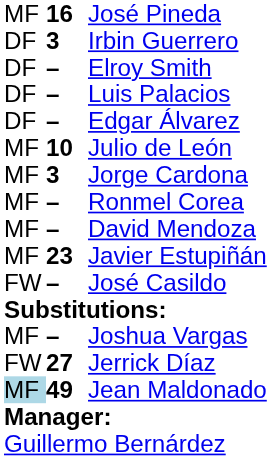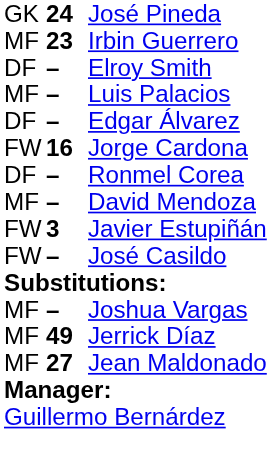(21, 13) MF -> (21, 13) GK
(59, 13) 16 -> (59, 13) 24
(20, 40) DF -> (21, 40) MF
(53, 40) 3 -> (59, 40) 23
(20, 94) DF -> (21, 94) MF
- row: (160, 148)
(21, 175) MF -> (23, 148) FW
(53, 175) 3 -> (59, 148) 16
(21, 202) MF -> (20, 175) DF
(21, 255) MF -> (23, 228) FW
(59, 255) 23 -> (53, 228) 3
(23, 363) FW -> (21, 336) MF
(59, 363) 27 -> (59, 336) 49
(21, 390) lightblue background -> (21, 363) no background
(59, 390) 49 -> (59, 363) 27
